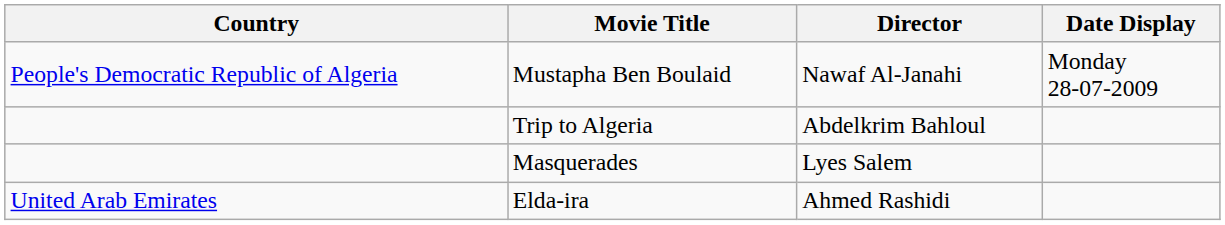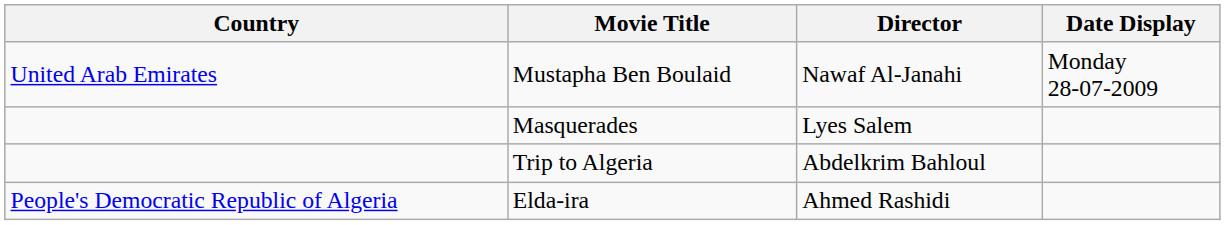(204, 74) People's Democratic Republic of Algeria -> (114, 74) United Arab Emirates
rows swapped: (583, 125) <-> (575, 162)
(114, 200) United Arab Emirates -> (204, 200) People's Democratic Republic of Algeria
